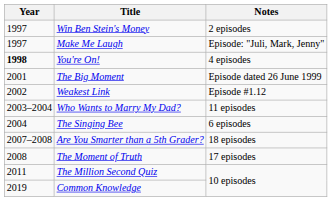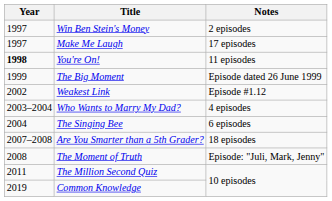(266, 44) Episode: "Juli, Mark, Jenny" -> (232, 44) 17 episodes
(230, 60) 4 episodes -> (232, 60) 11 episodes
(17, 76) 2001 -> (17, 76) 1999
(232, 108) 11 episodes -> (230, 108) 4 episodes
(232, 156) 17 episodes -> (266, 156) Episode: "Juli, Mark, Jenny"
